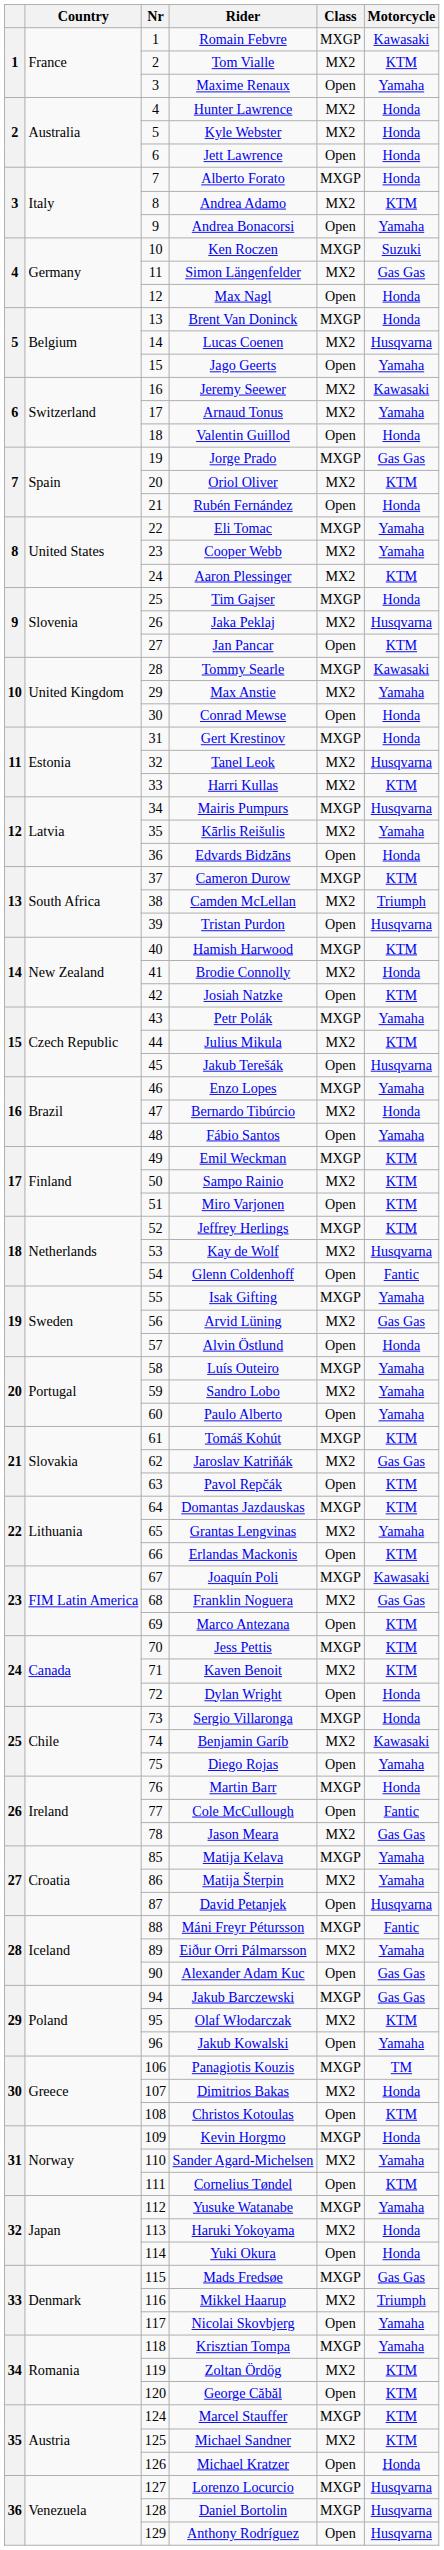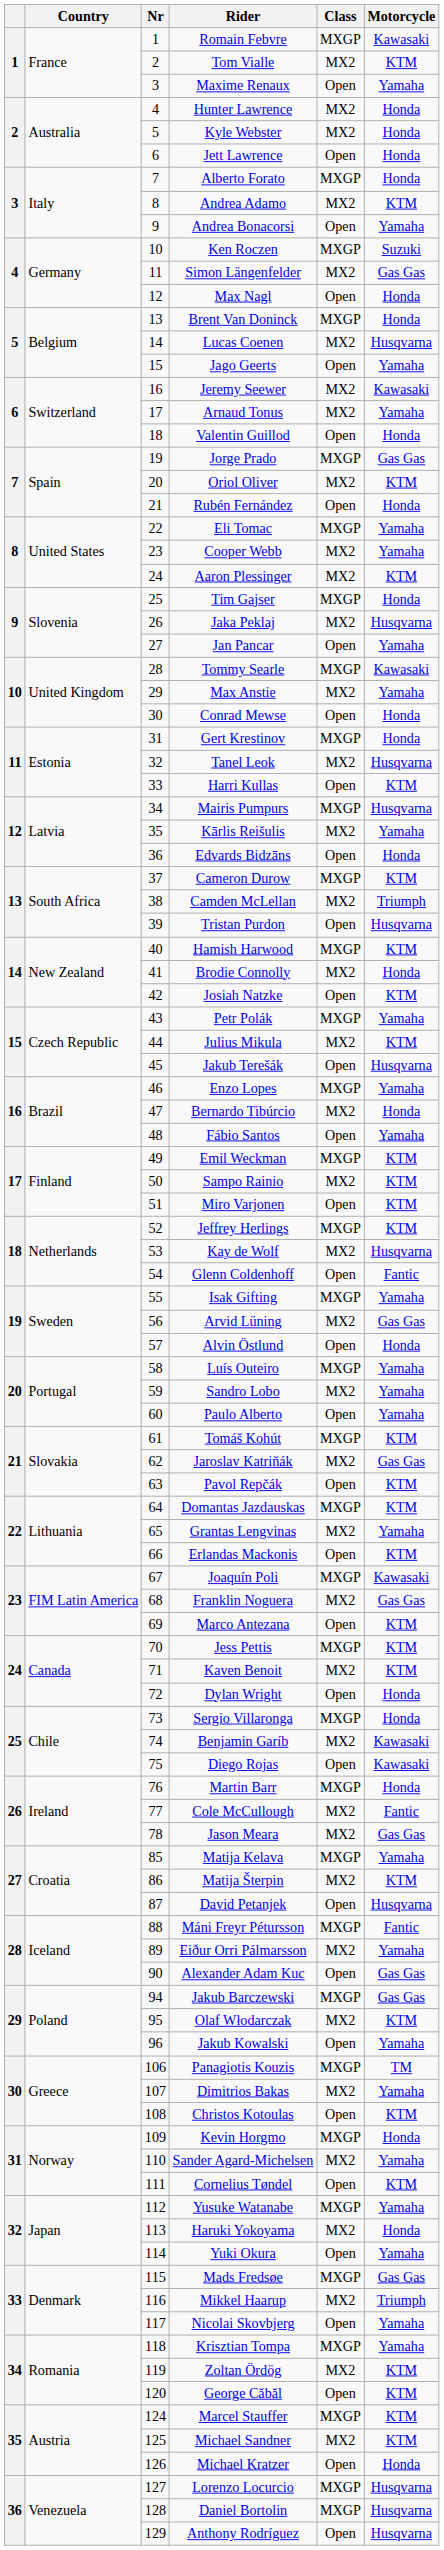(401, 645) KTM -> (401, 645) Yamaha
(340, 785) MX2 -> (340, 785) Open
(401, 1764) Yamaha -> (401, 1764) Kawasaki
(340, 1811) Open -> (340, 1811) MX2
(401, 1880) Yamaha -> (401, 1880) KTM
(401, 2090) Honda -> (401, 2090) Yamaha
(401, 2253) Honda -> (401, 2253) Yamaha
